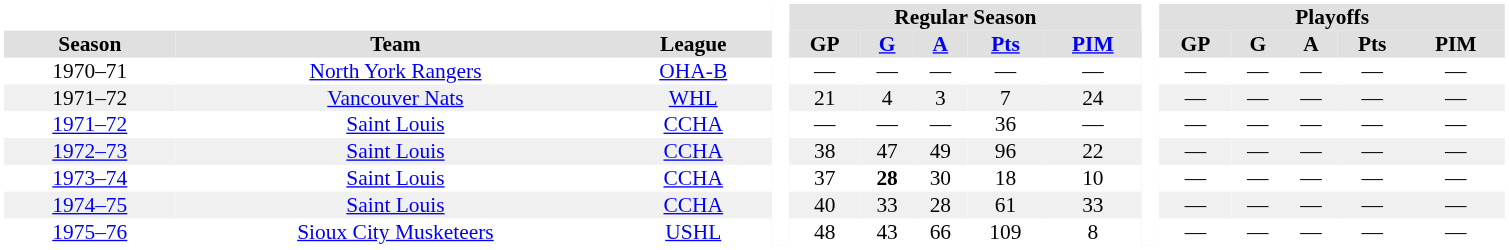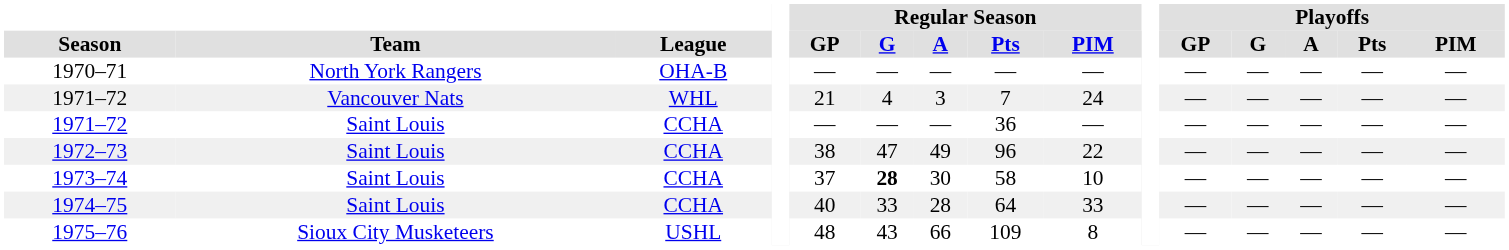(1005, 178) 18 -> (1005, 178) 58
(1005, 204) 61 -> (1005, 204) 64
